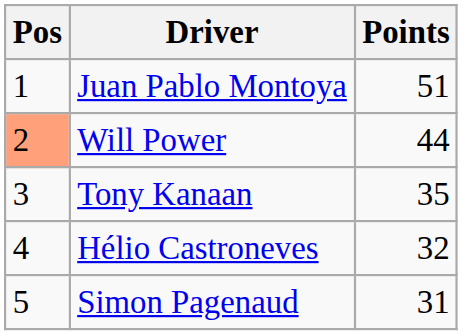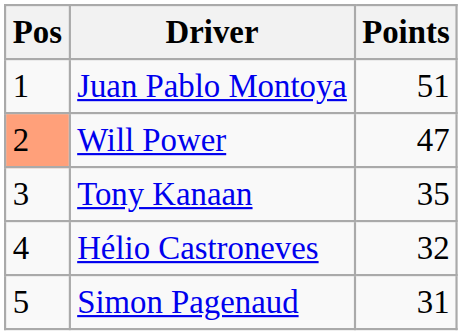(433, 140) 44 -> (433, 140) 47
